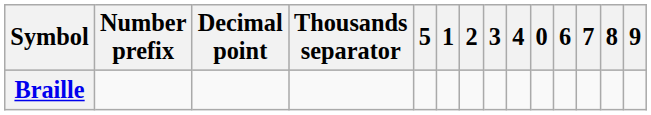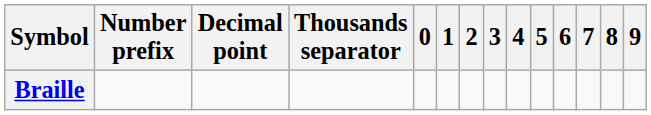columns swapped: (542, 37) <-> (425, 37)
